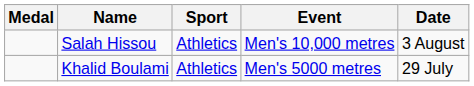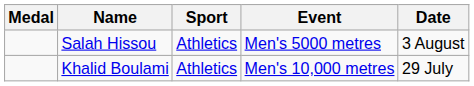(320, 43) Men's 10,000 metres -> (313, 43) Men's 5000 metres
(313, 68) Men's 5000 metres -> (320, 68) Men's 10,000 metres
